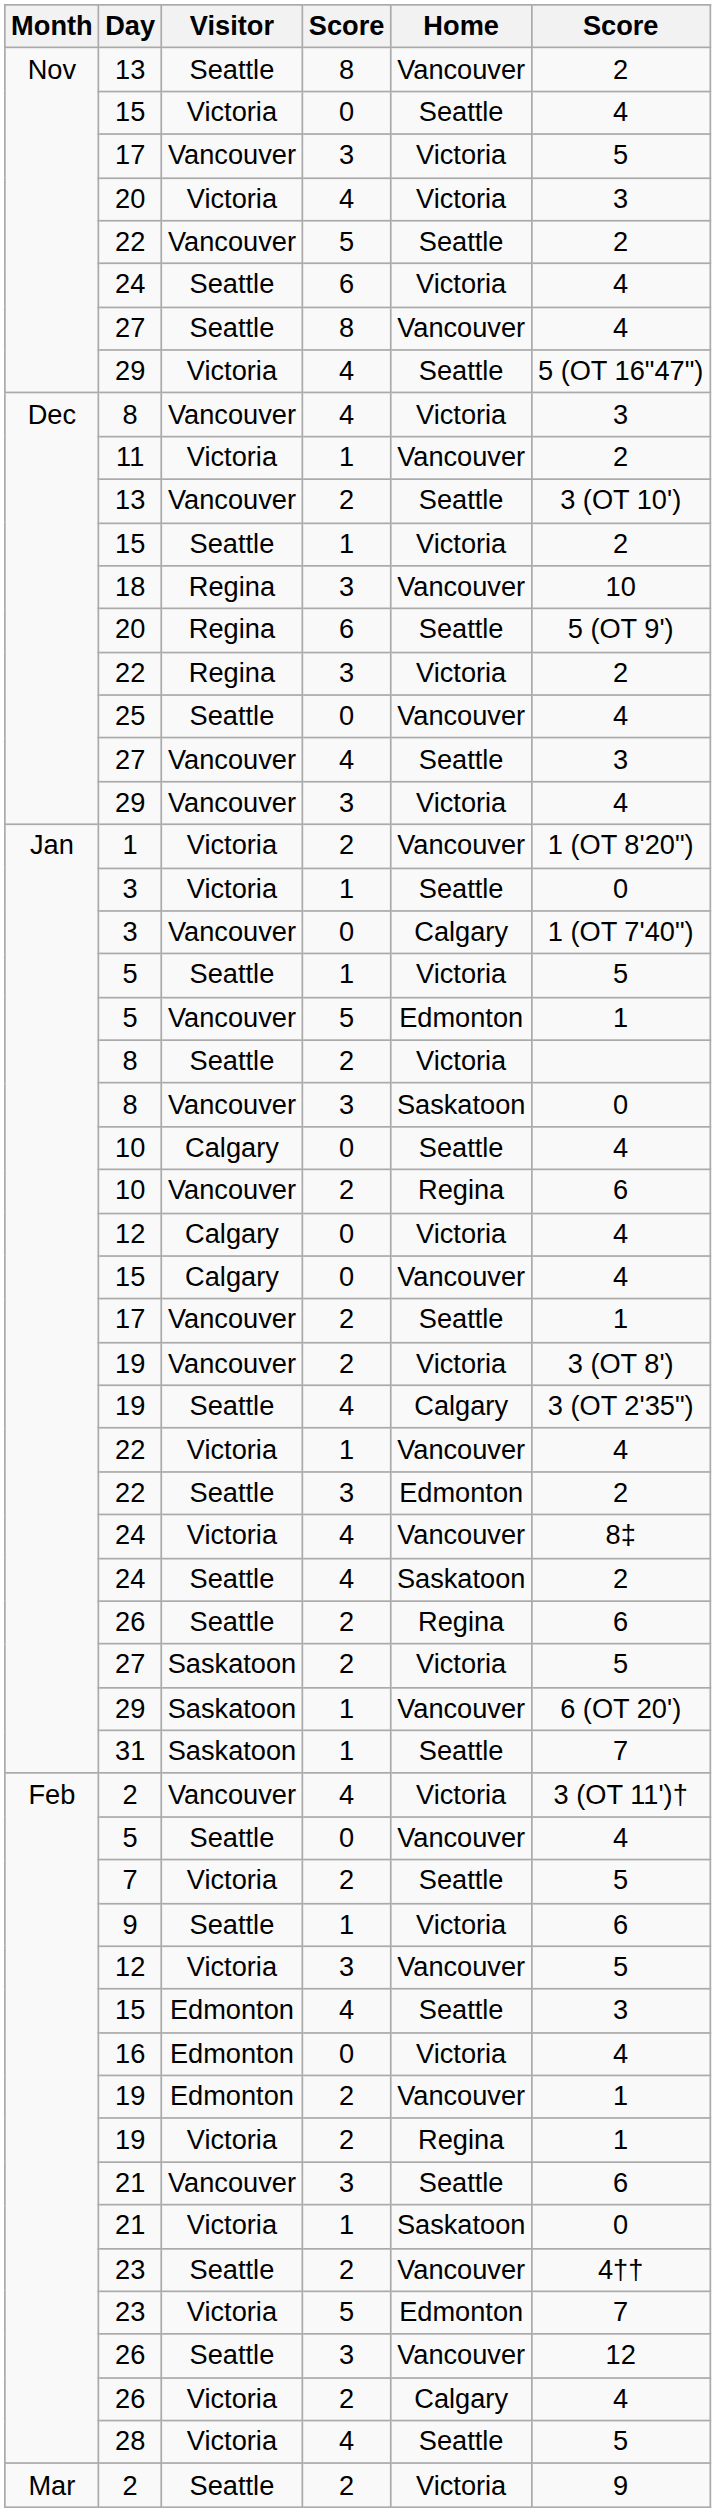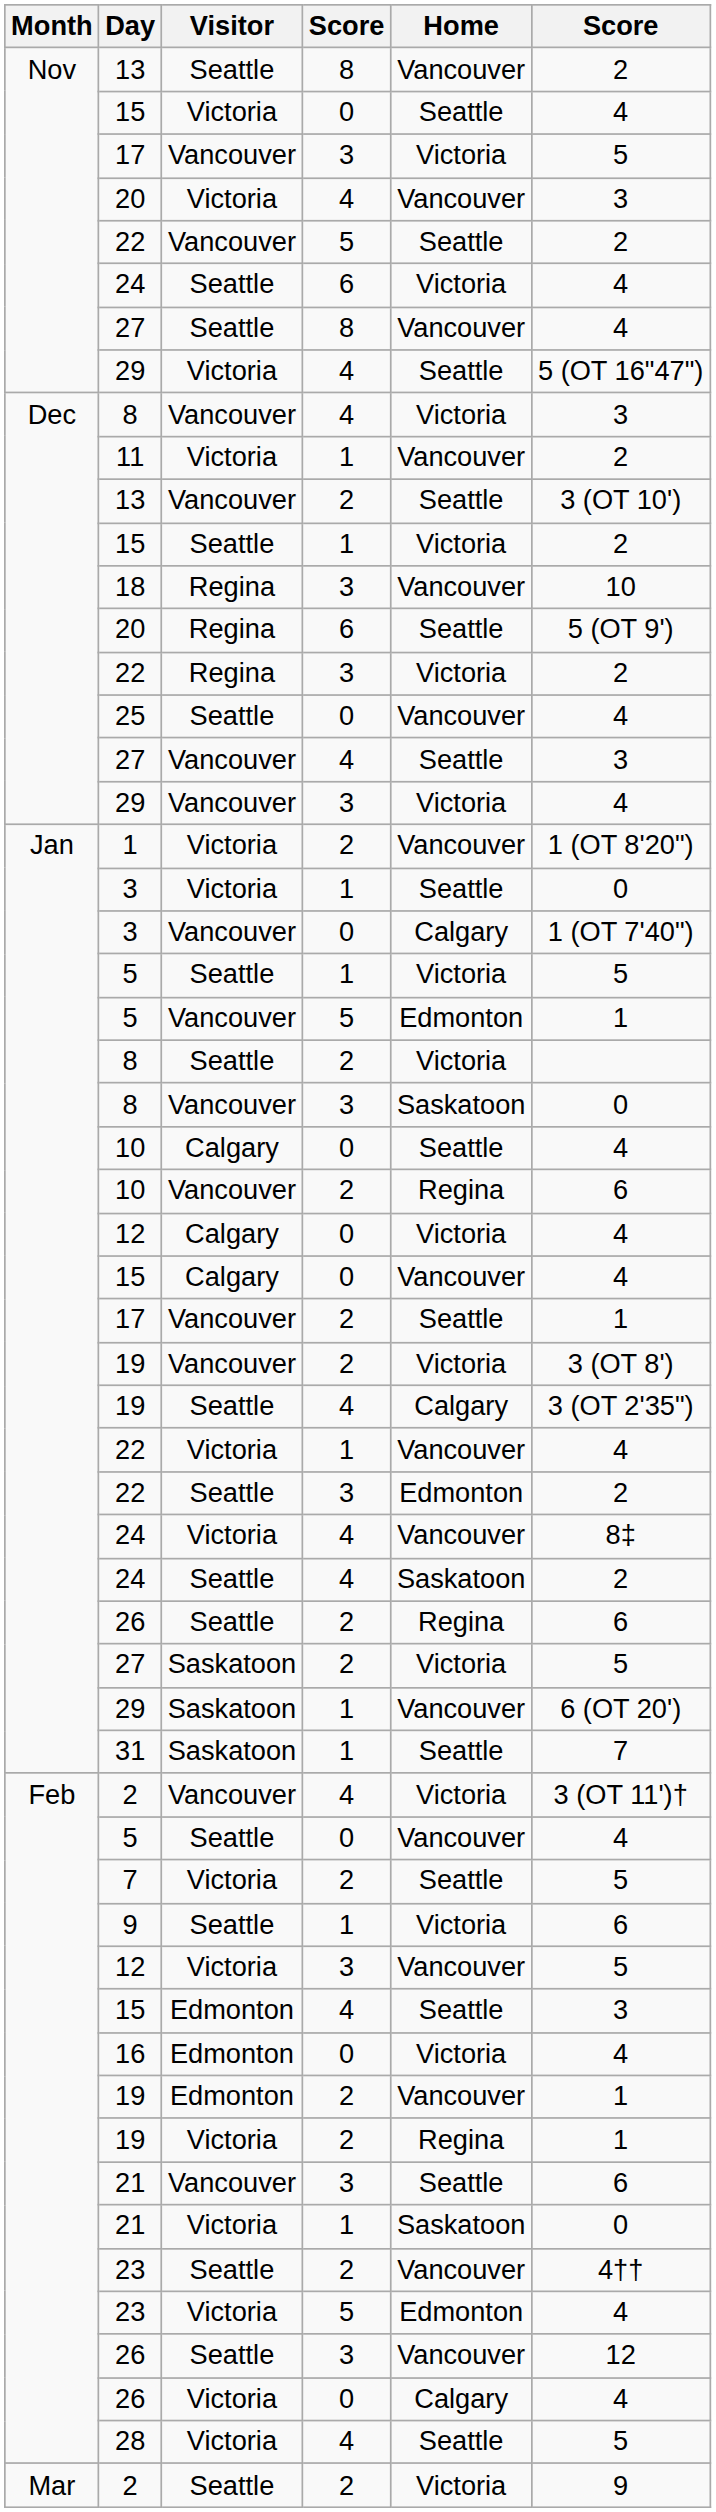(461, 198) Victoria -> (461, 198) Vancouver
(621, 2312) 7 -> (621, 2312) 4
(347, 2398) 2 -> (347, 2398) 0
